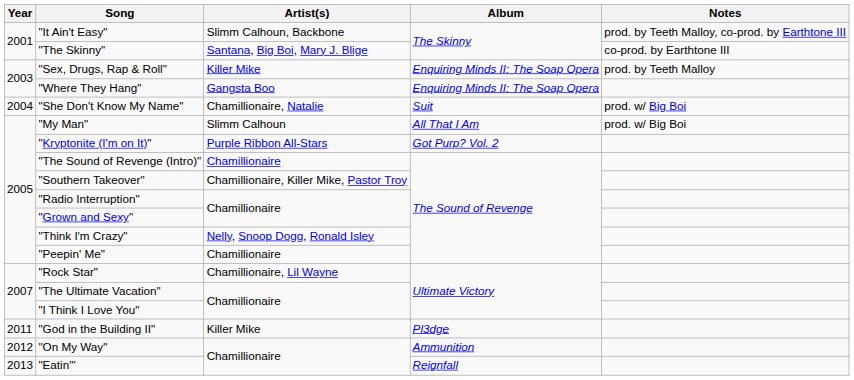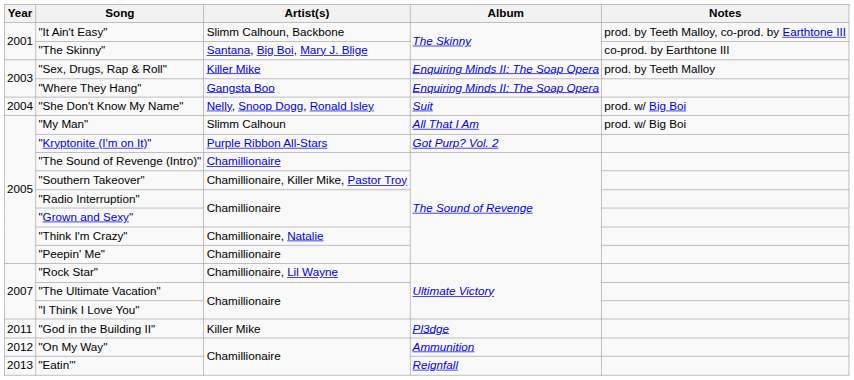(265, 106) Chamillionaire, Natalie -> (290, 106) Nelly, Snoop Dogg, Ronald Isley
(290, 236) Nelly, Snoop Dogg, Ronald Isley -> (265, 236) Chamillionaire, Natalie
